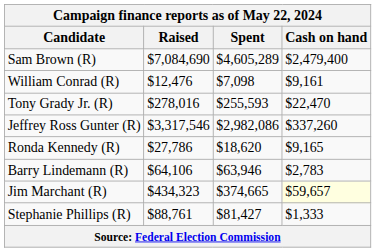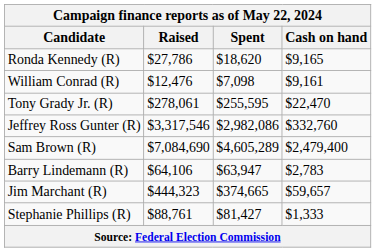rows swapped: (52, 59) <-> (64, 147)
(173, 103) $278,016 -> (173, 103) $278,061
(242, 103) $255,593 -> (242, 103) $255,595
(311, 125) $337,260 -> (311, 125) $332,760
(239, 170) $63,946 -> (239, 170) $63,947
(173, 192) $434,323 -> (173, 192) $444,323
(308, 192) lightyellow background -> (308, 192) no background
